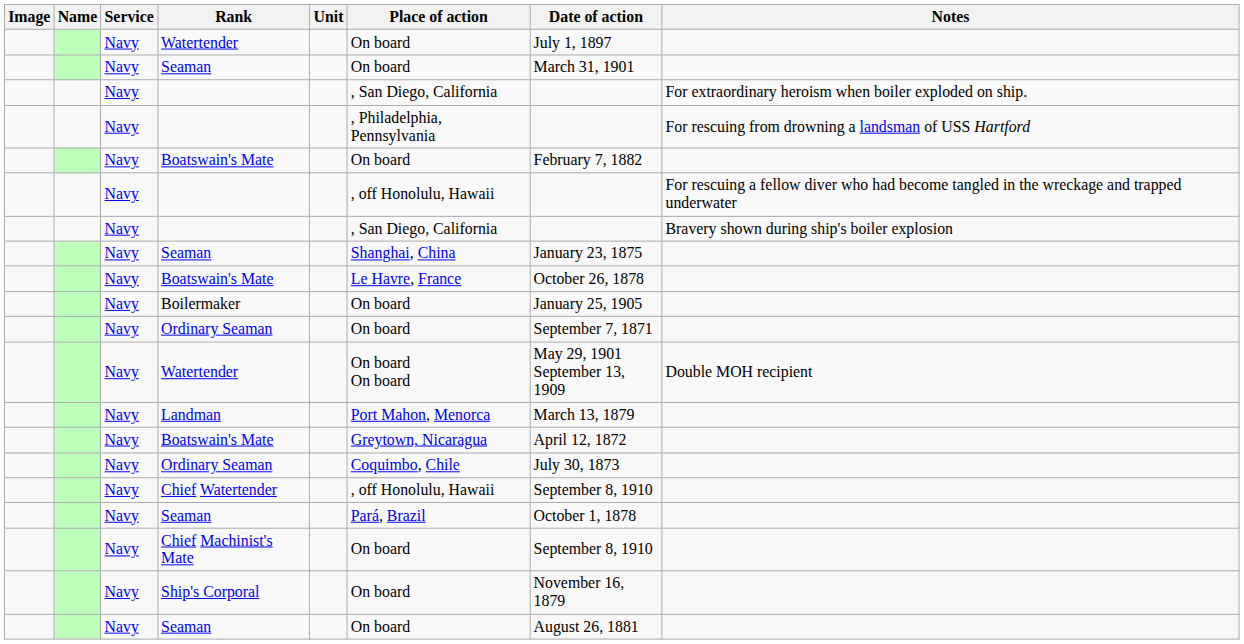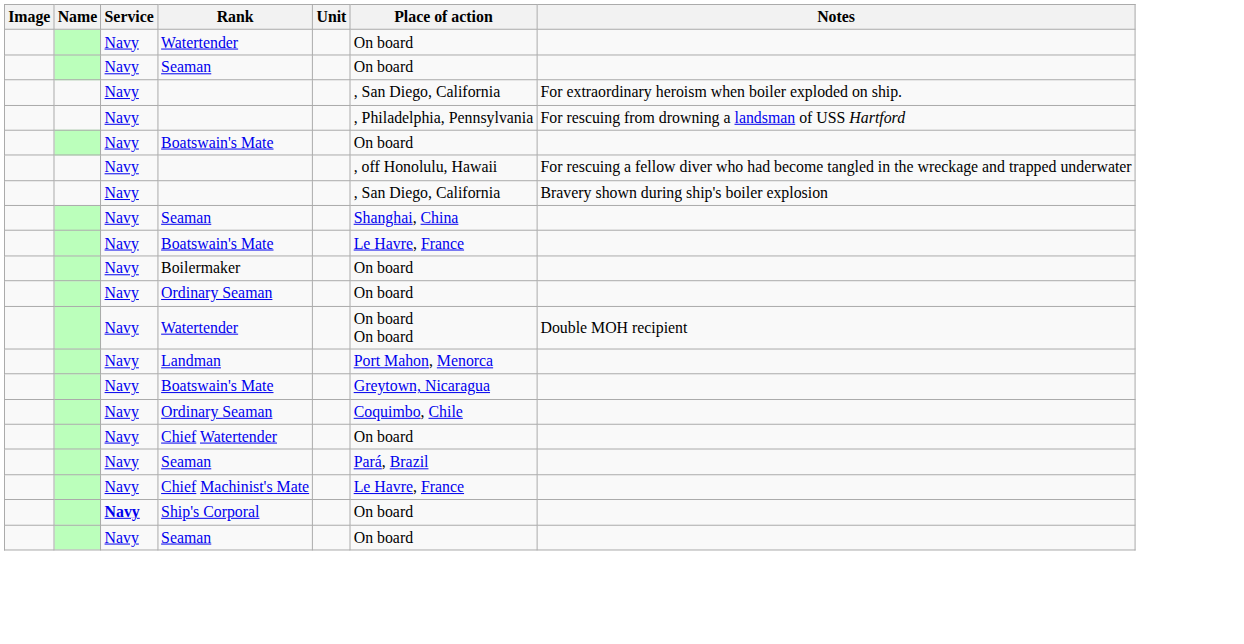- column: (596, 17)
(423, 490) , off Honolulu, Hawaii -> (383, 436) On board
(380, 549) On board -> (409, 487) Le Havre, France
(122, 592) normal -> (122, 512) bold
